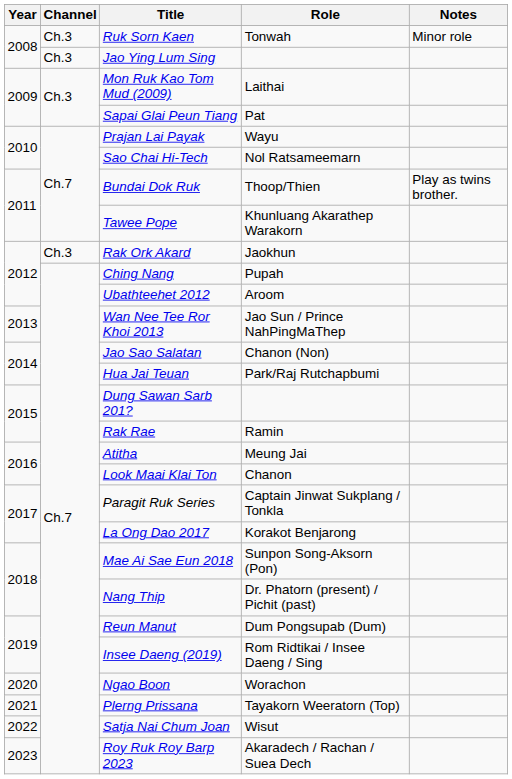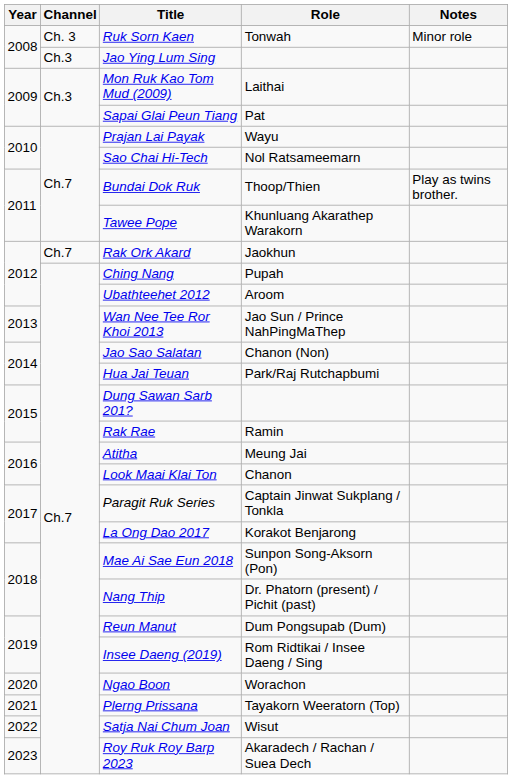(58, 36) Ch.3 -> (60, 36) Ch. 3
(58, 252) Ch.3 -> (58, 252) Ch.7
